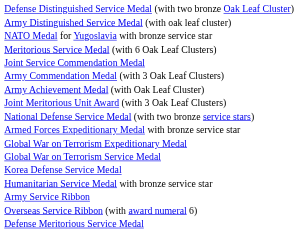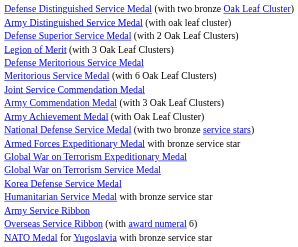+ row: (121, 36)
+ row: (89, 49)
rows swapped: (74, 224) <-> (108, 36)
- row: (115, 103)
